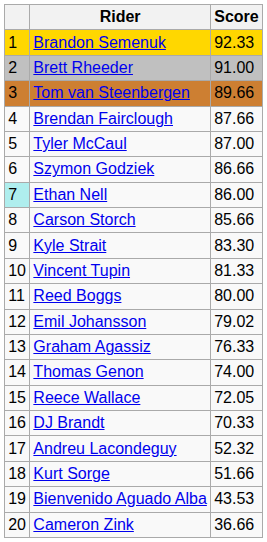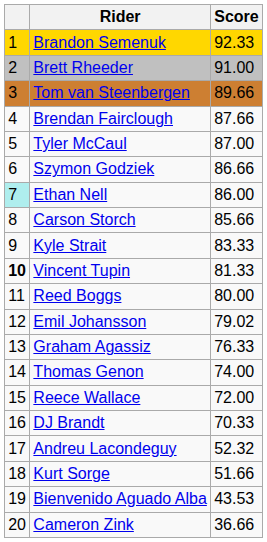(234, 245) 83.30 -> (234, 245) 83.33
(17, 270) normal -> (17, 270) bold
(234, 397) 72.05 -> (234, 397) 72.00
